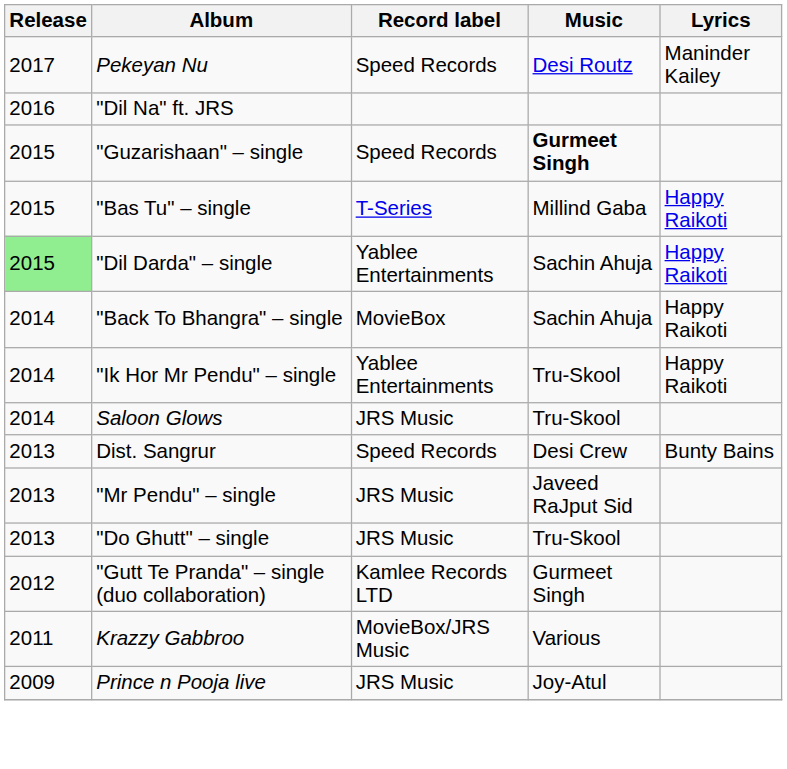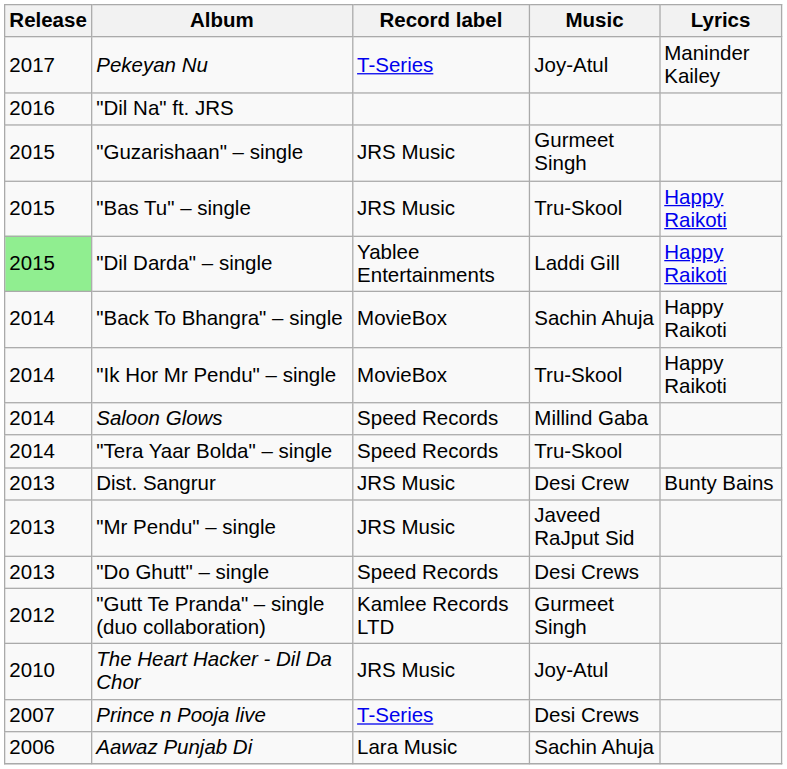(426, 64) Speed Records -> (395, 64) T-Series
(583, 64) Desi Routz -> (571, 64) Joy-Atul
(426, 152) Speed Records -> (406, 152) JRS Music
(575, 152) bold -> (574, 152) normal
(394, 208) T-Series -> (406, 208) JRS Music
(589, 208) Millind Gaba -> (578, 208) Tru-Skool
(592, 263) Sachin Ahuja -> (577, 263) Laddi Gill
(425, 374) Yablee Entertainments -> (402, 374) MovieBox
(405, 418) JRS Music -> (428, 418) Speed Records
(577, 418) Tru-Skool -> (591, 418) Millind Gaba
+ row: (214, 451)
(426, 451) Speed Records -> (406, 483) JRS Music
(405, 539) JRS Music -> (428, 571) Speed Records
(577, 539) Tru-Skool -> (587, 571) Desi Crews
- row: (170, 638)
+ row: (214, 671)
(32, 682) 2009 -> (32, 715) 2007
(405, 682) JRS Music -> (395, 715) T-Series
(570, 682) Joy-Atul -> (587, 715) Desi Crews
+ row: (174, 747)
